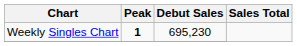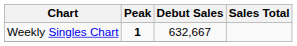(190, 32) 695,230 -> (190, 32) 632,667
